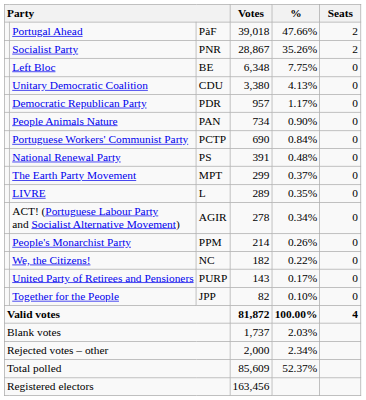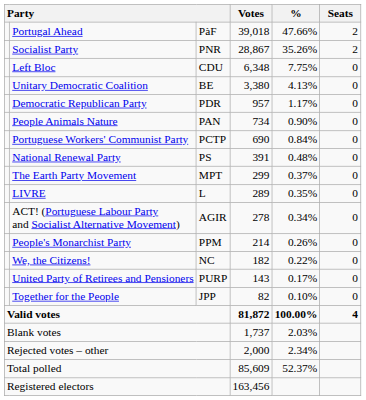(206, 67) BE -> (211, 67) CDU
(211, 85) CDU -> (206, 85) BE
